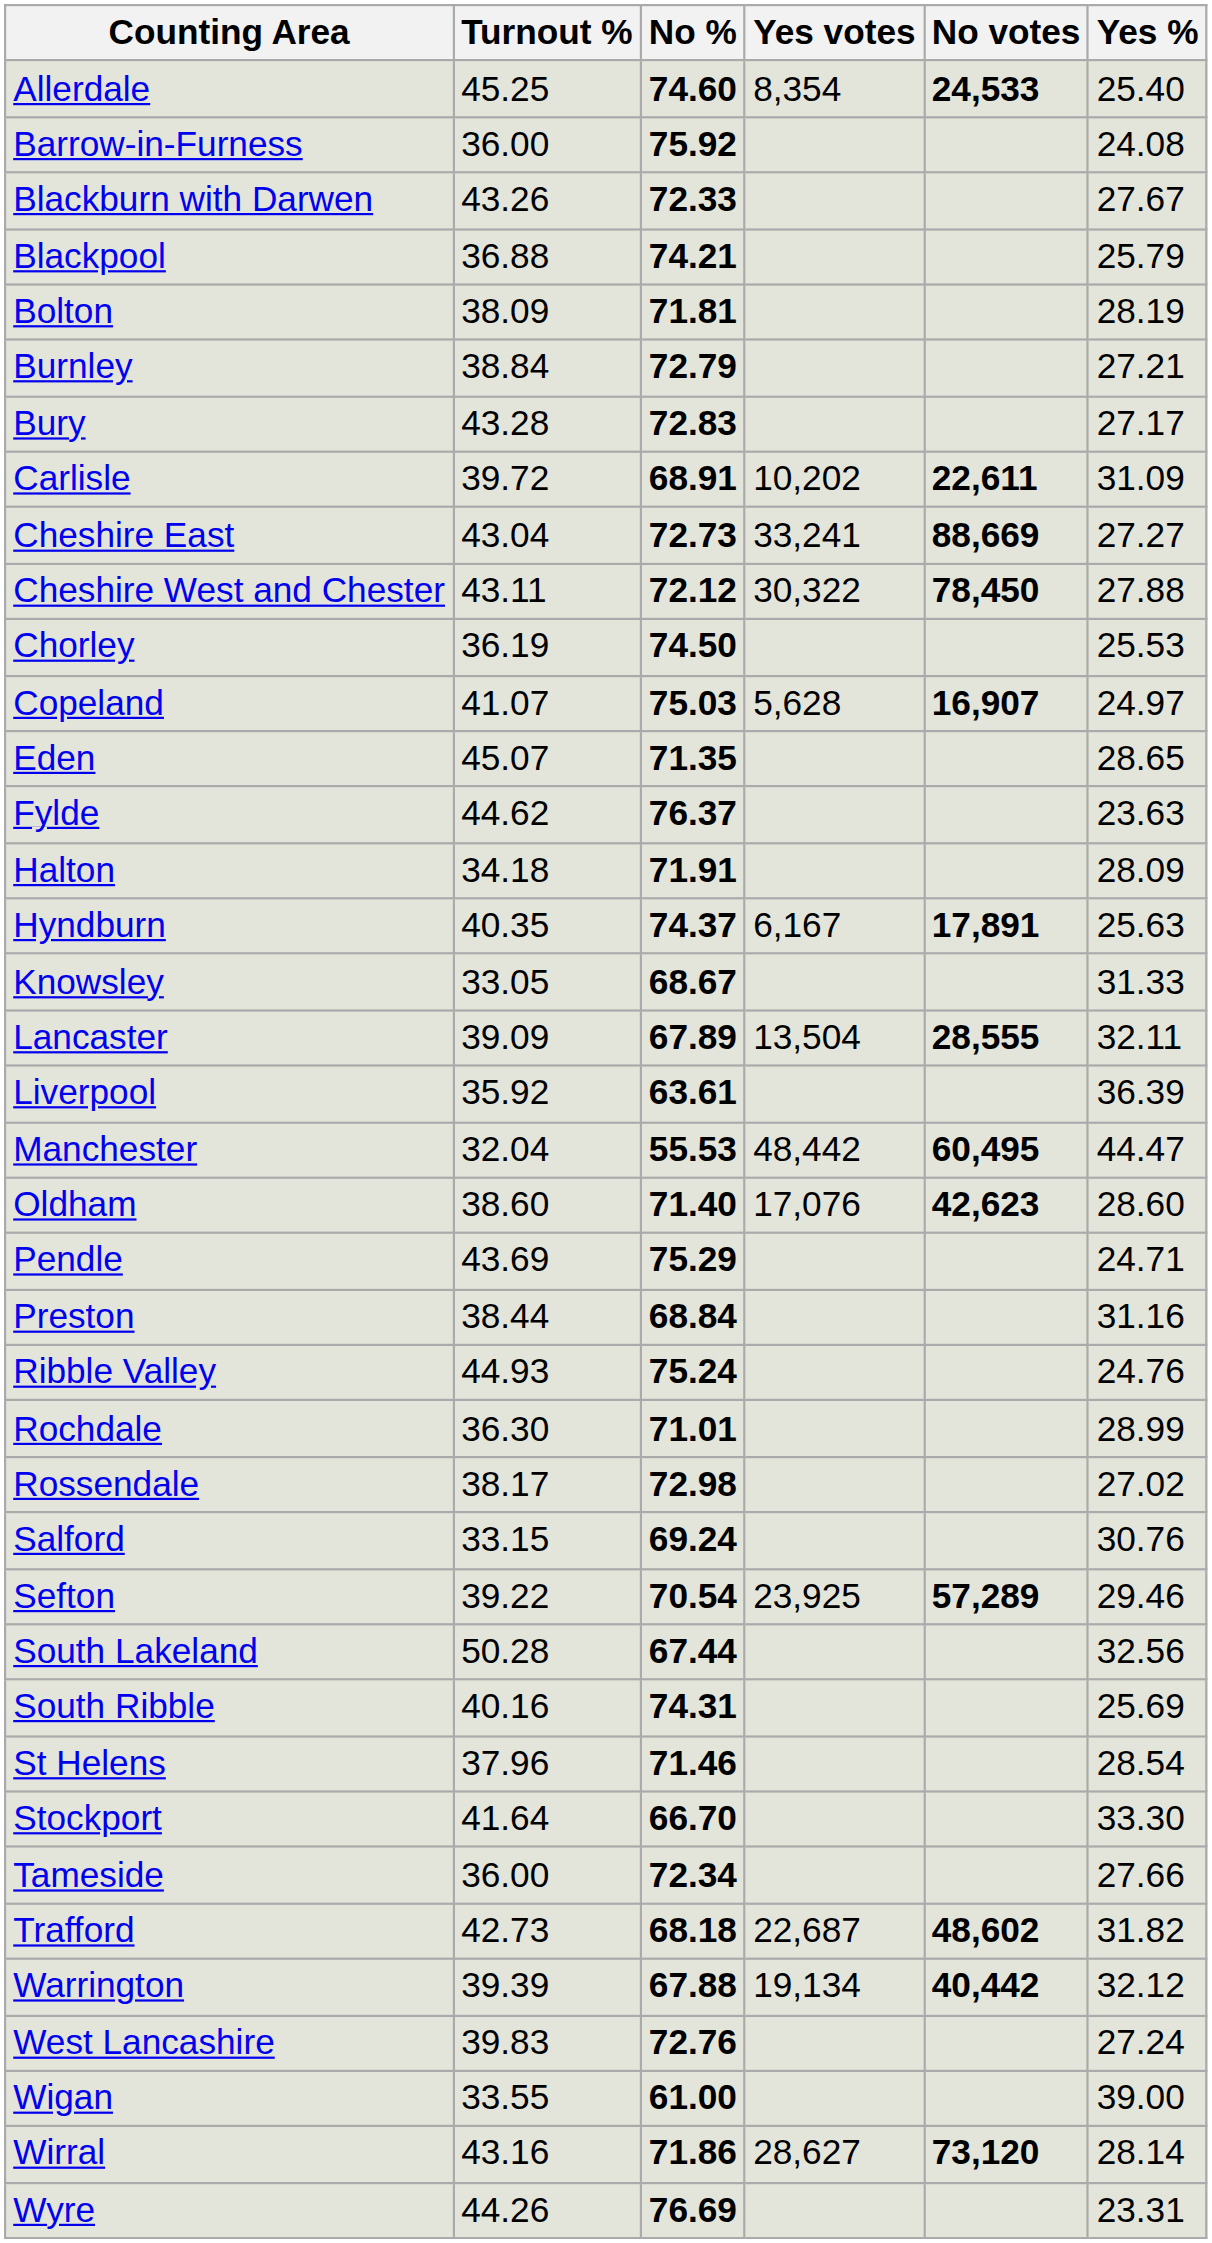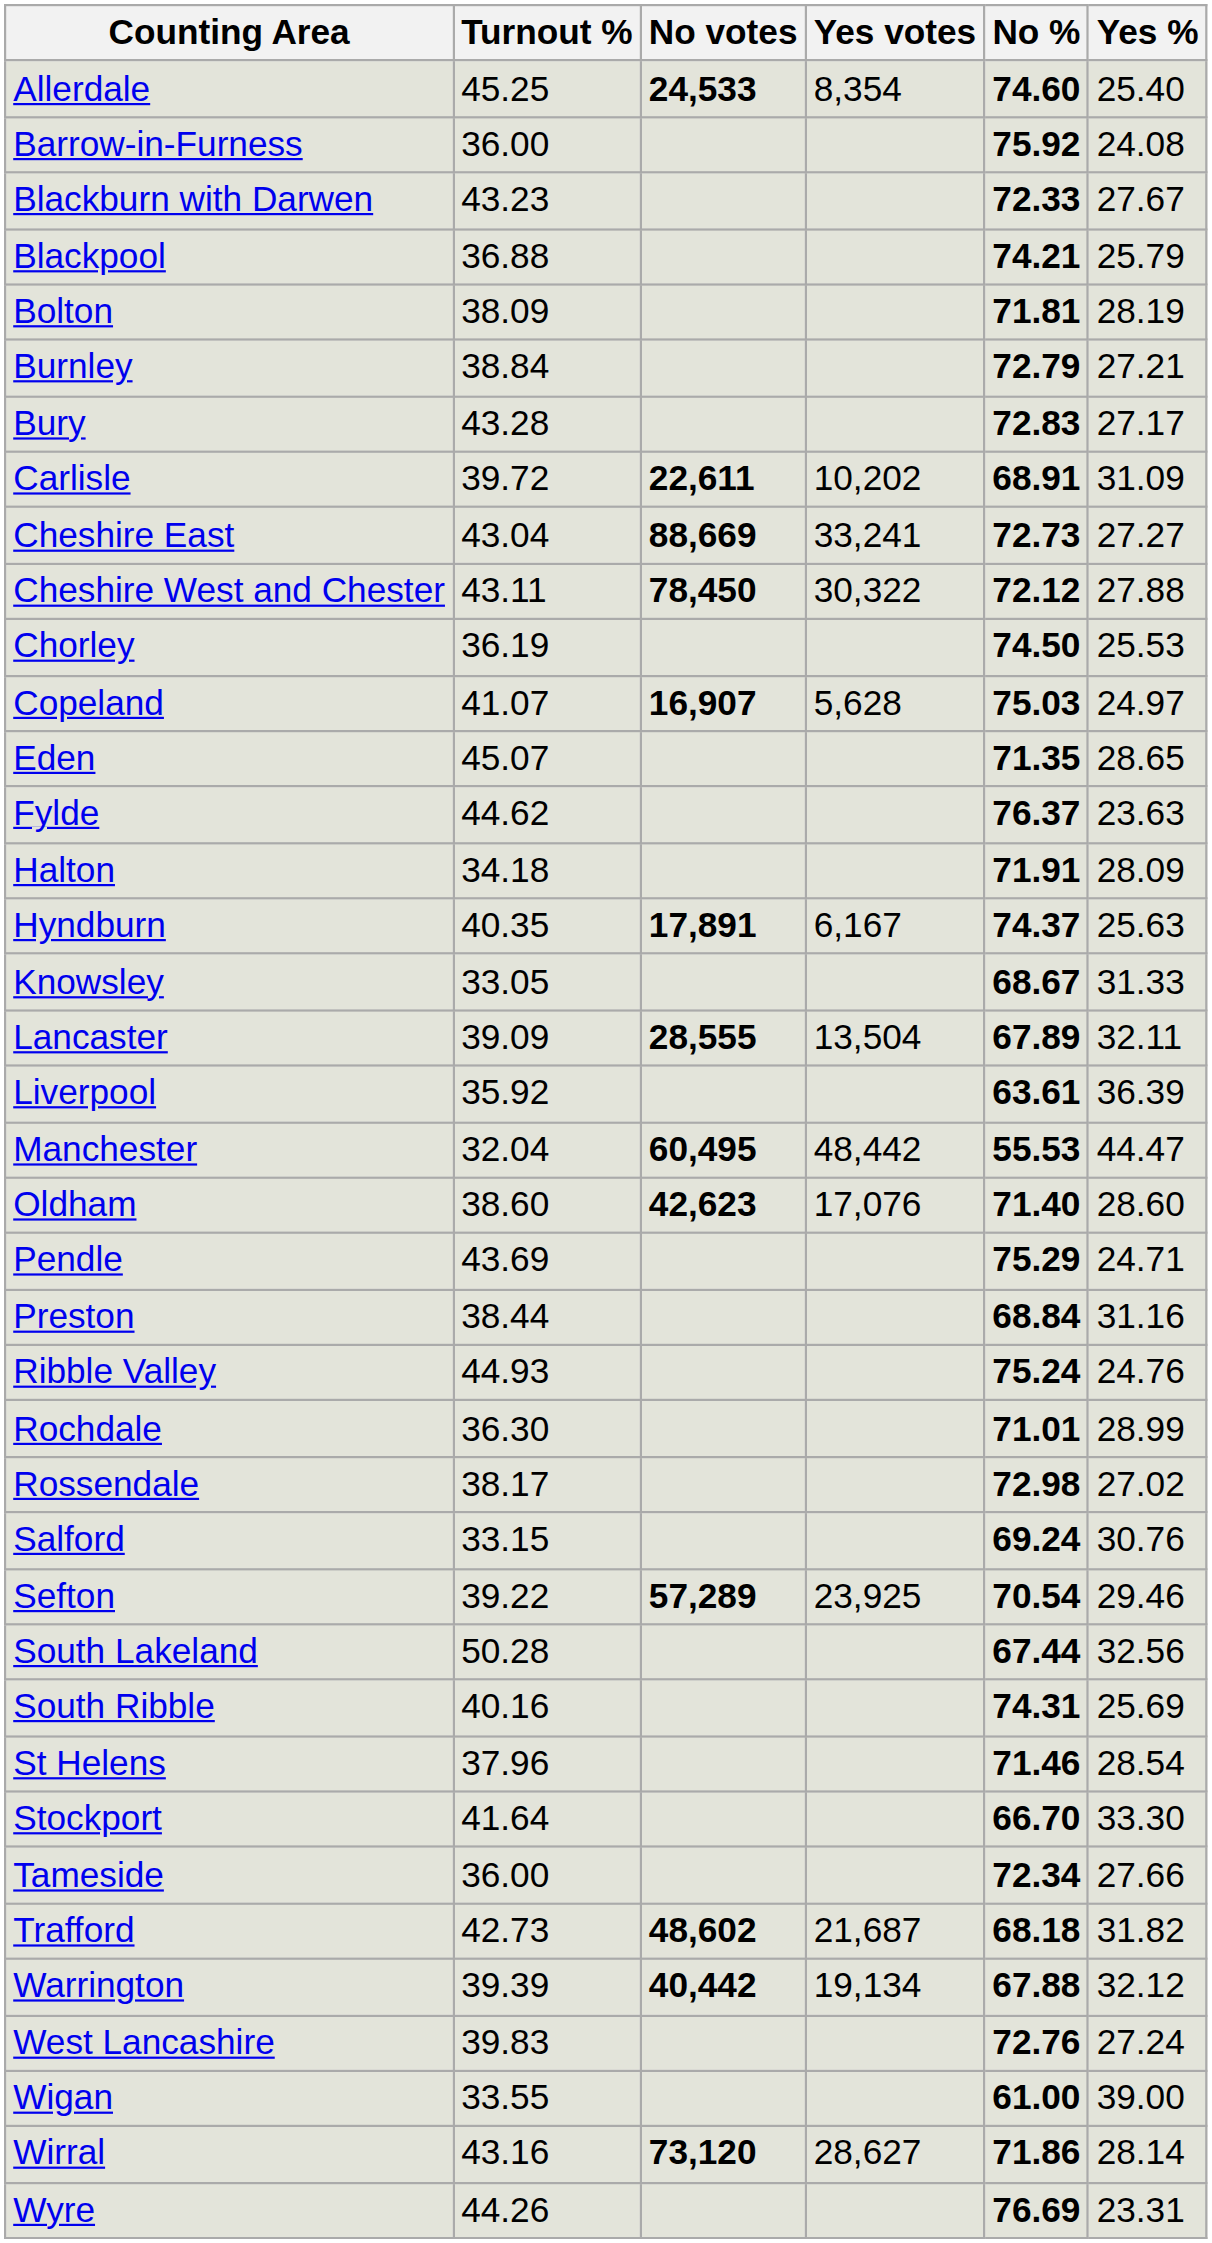columns swapped: (1006, 32) <-> (693, 32)
(505, 199) 43.26 -> (505, 199) 43.23
(807, 1930) 22,687 -> (868, 1930) 21,687
